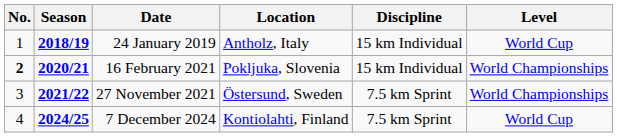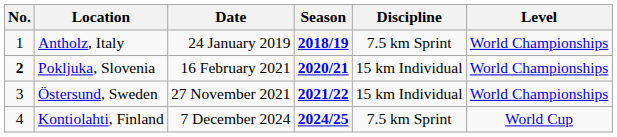columns swapped: (64, 17) <-> (286, 17)
(409, 43) 15 km Individual -> (409, 43) 7.5 km Sprint
(539, 43) World Cup -> (539, 43) World Championships
(409, 94) 7.5 km Sprint -> (409, 94) 15 km Individual
